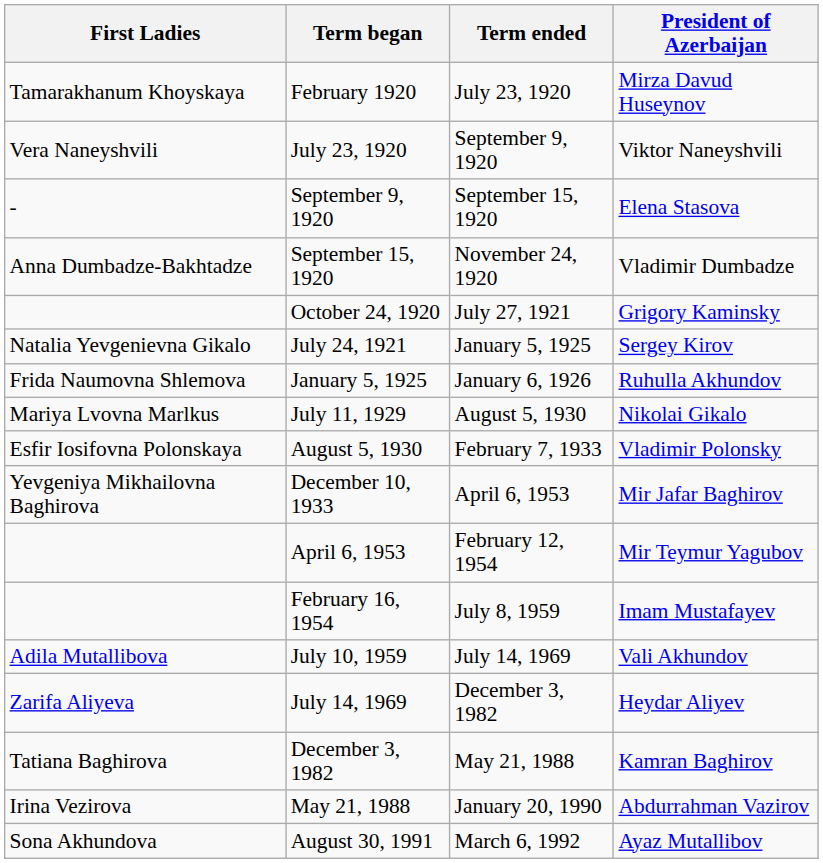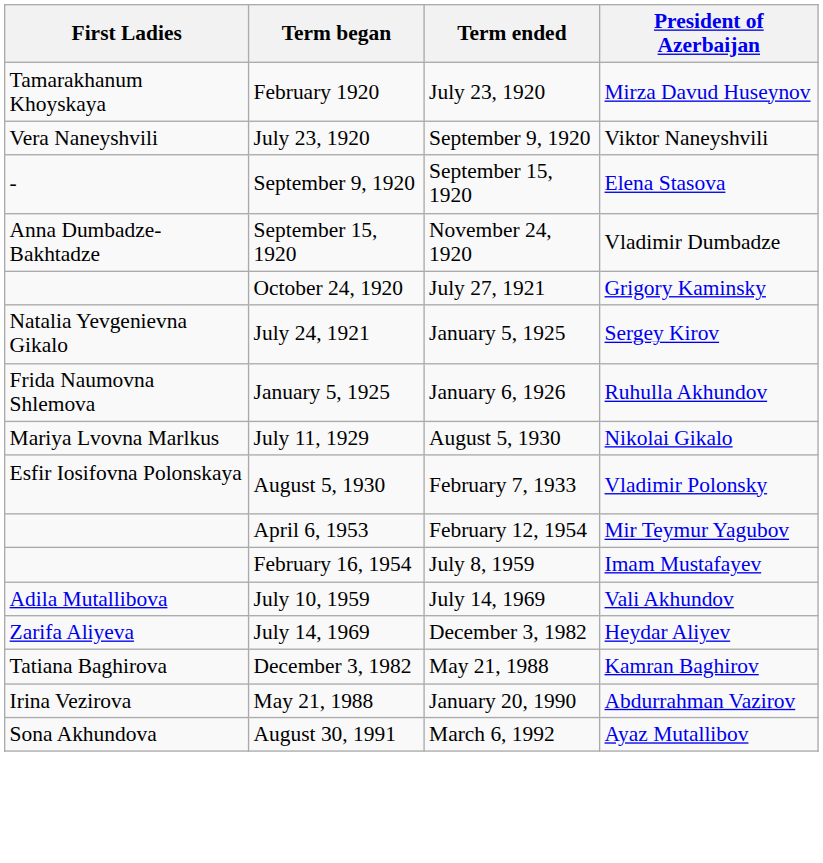- row: (351, 494)
